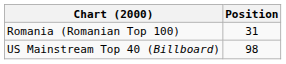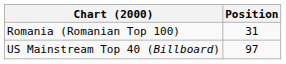(252, 49) 98 -> (252, 49) 97
